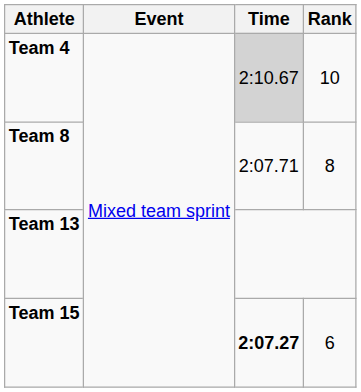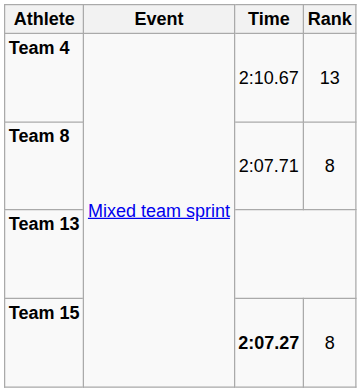(269, 78) lightgrey background -> (269, 78) no background
(330, 78) 10 -> (330, 78) 13
(330, 343) 6 -> (330, 343) 8
